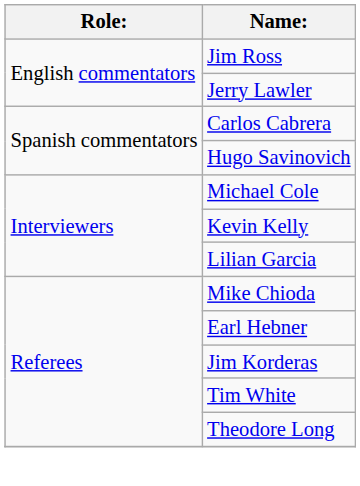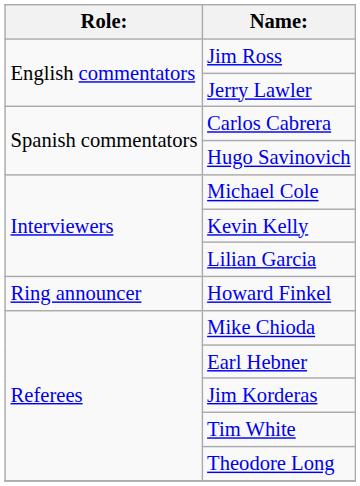+ row: (269, 293)
